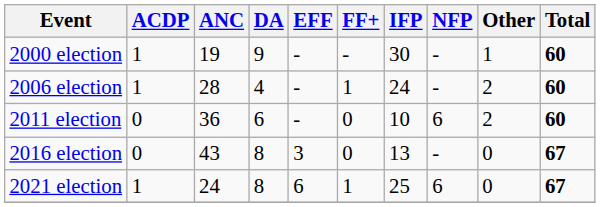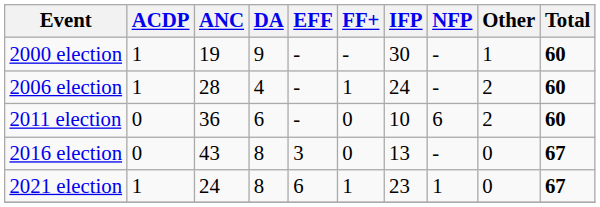(399, 185) 25 -> (399, 185) 23
(437, 185) 6 -> (437, 185) 1
